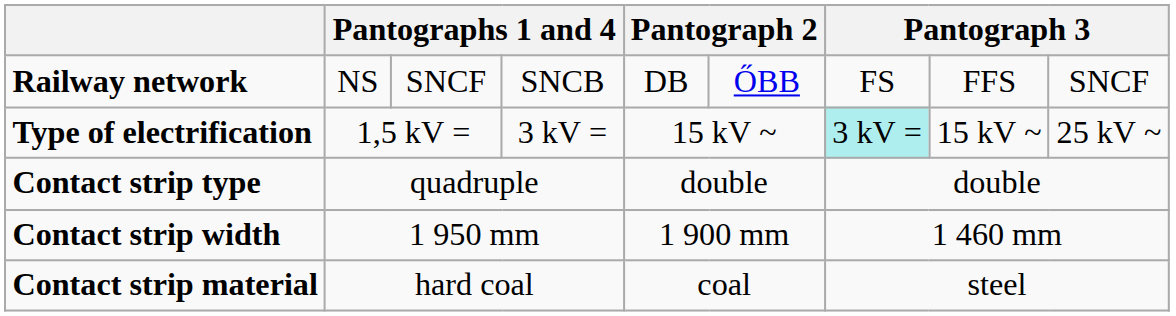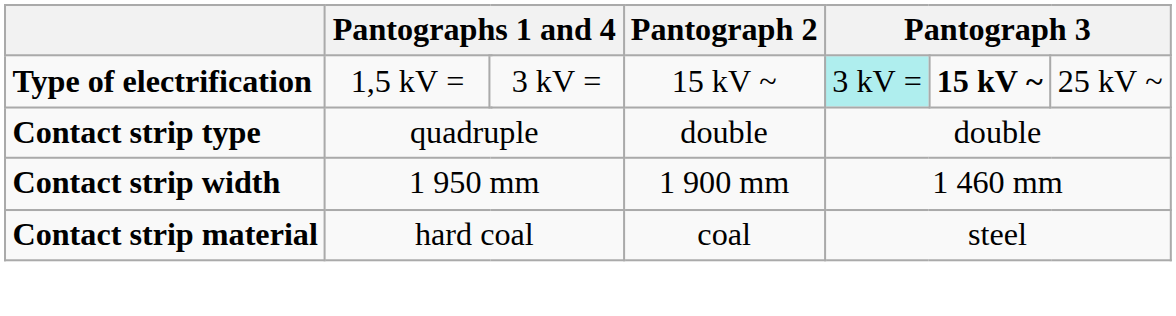- row: (130, 81)
(989, 132) normal -> (990, 81) bold
